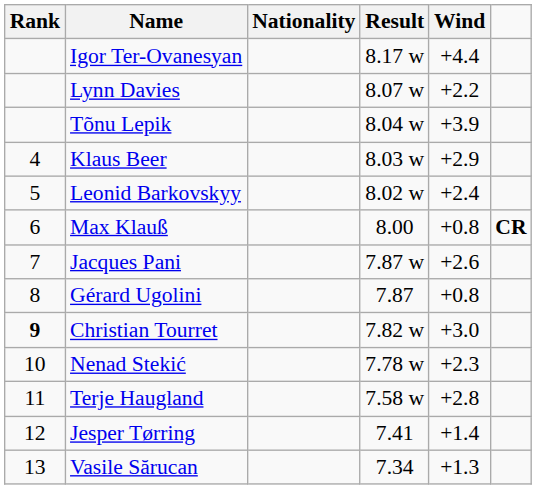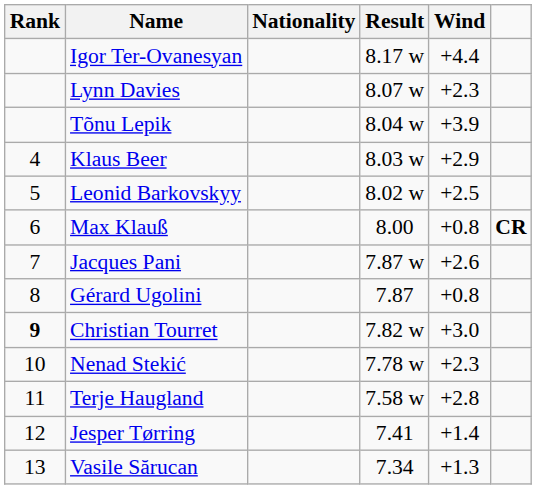(460, 90) +2.2 -> (460, 90) +2.3
(460, 192) +2.4 -> (460, 192) +2.5
